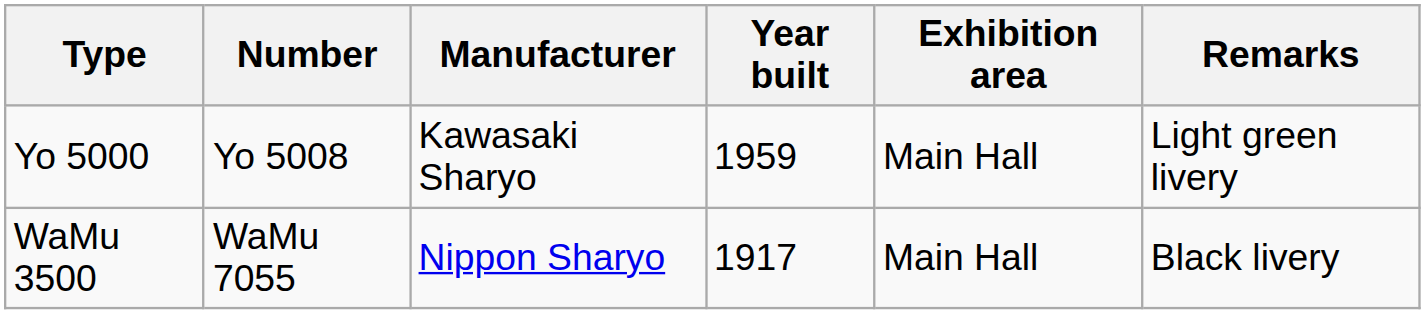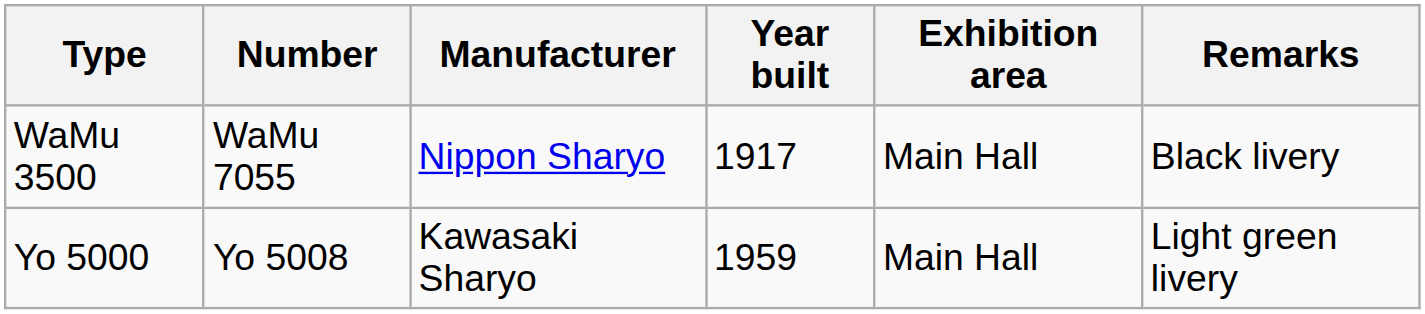rows swapped: (67, 257) <-> (81, 156)
